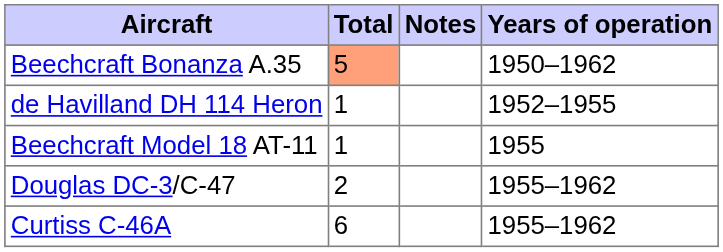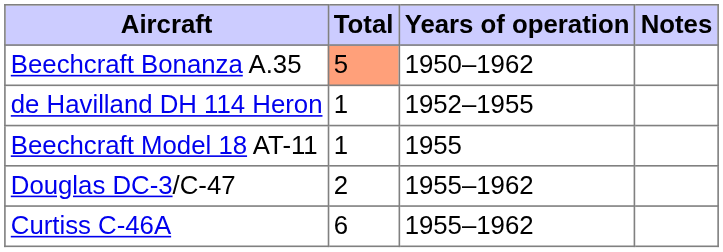columns swapped: (600, 24) <-> (440, 24)
